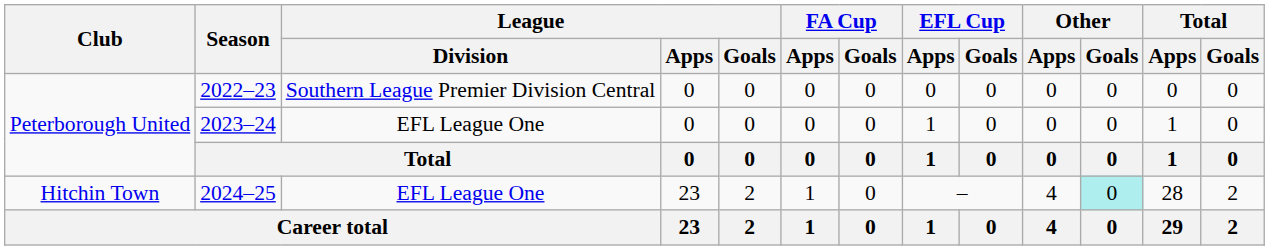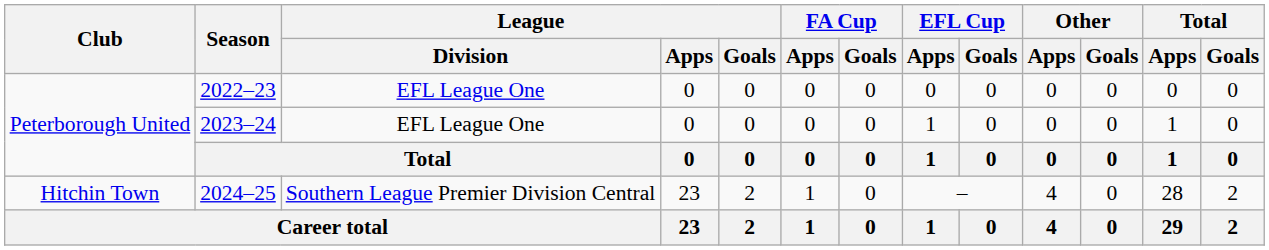(470, 90) Southern League Premier Division Central -> (470, 90) EFL League One
(470, 192) EFL League One -> (470, 192) Southern League Premier Division Central
(1112, 192) paleturquoise background -> (1112, 192) no background
